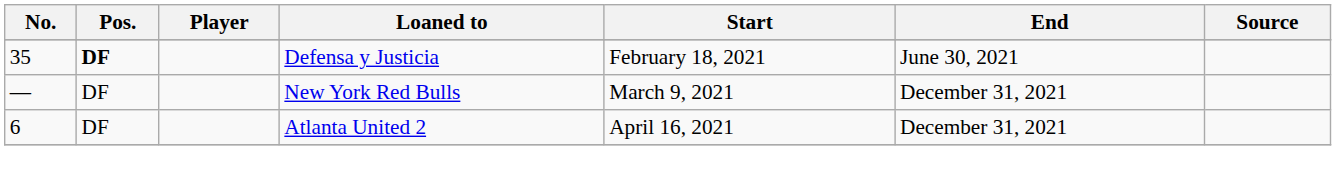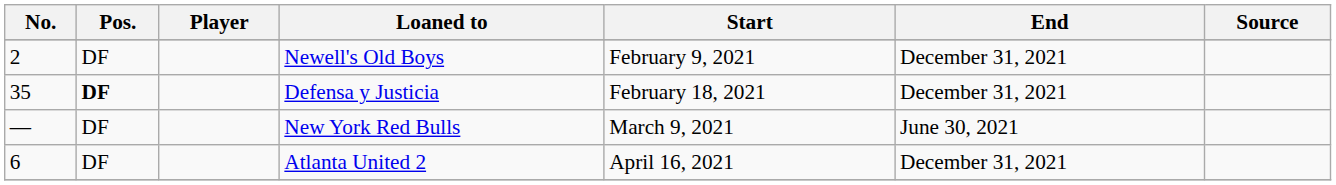+ row: (364, 57)
(959, 57) June 30, 2021 -> (984, 92) December 31, 2021
(984, 92) December 31, 2021 -> (959, 127) June 30, 2021
